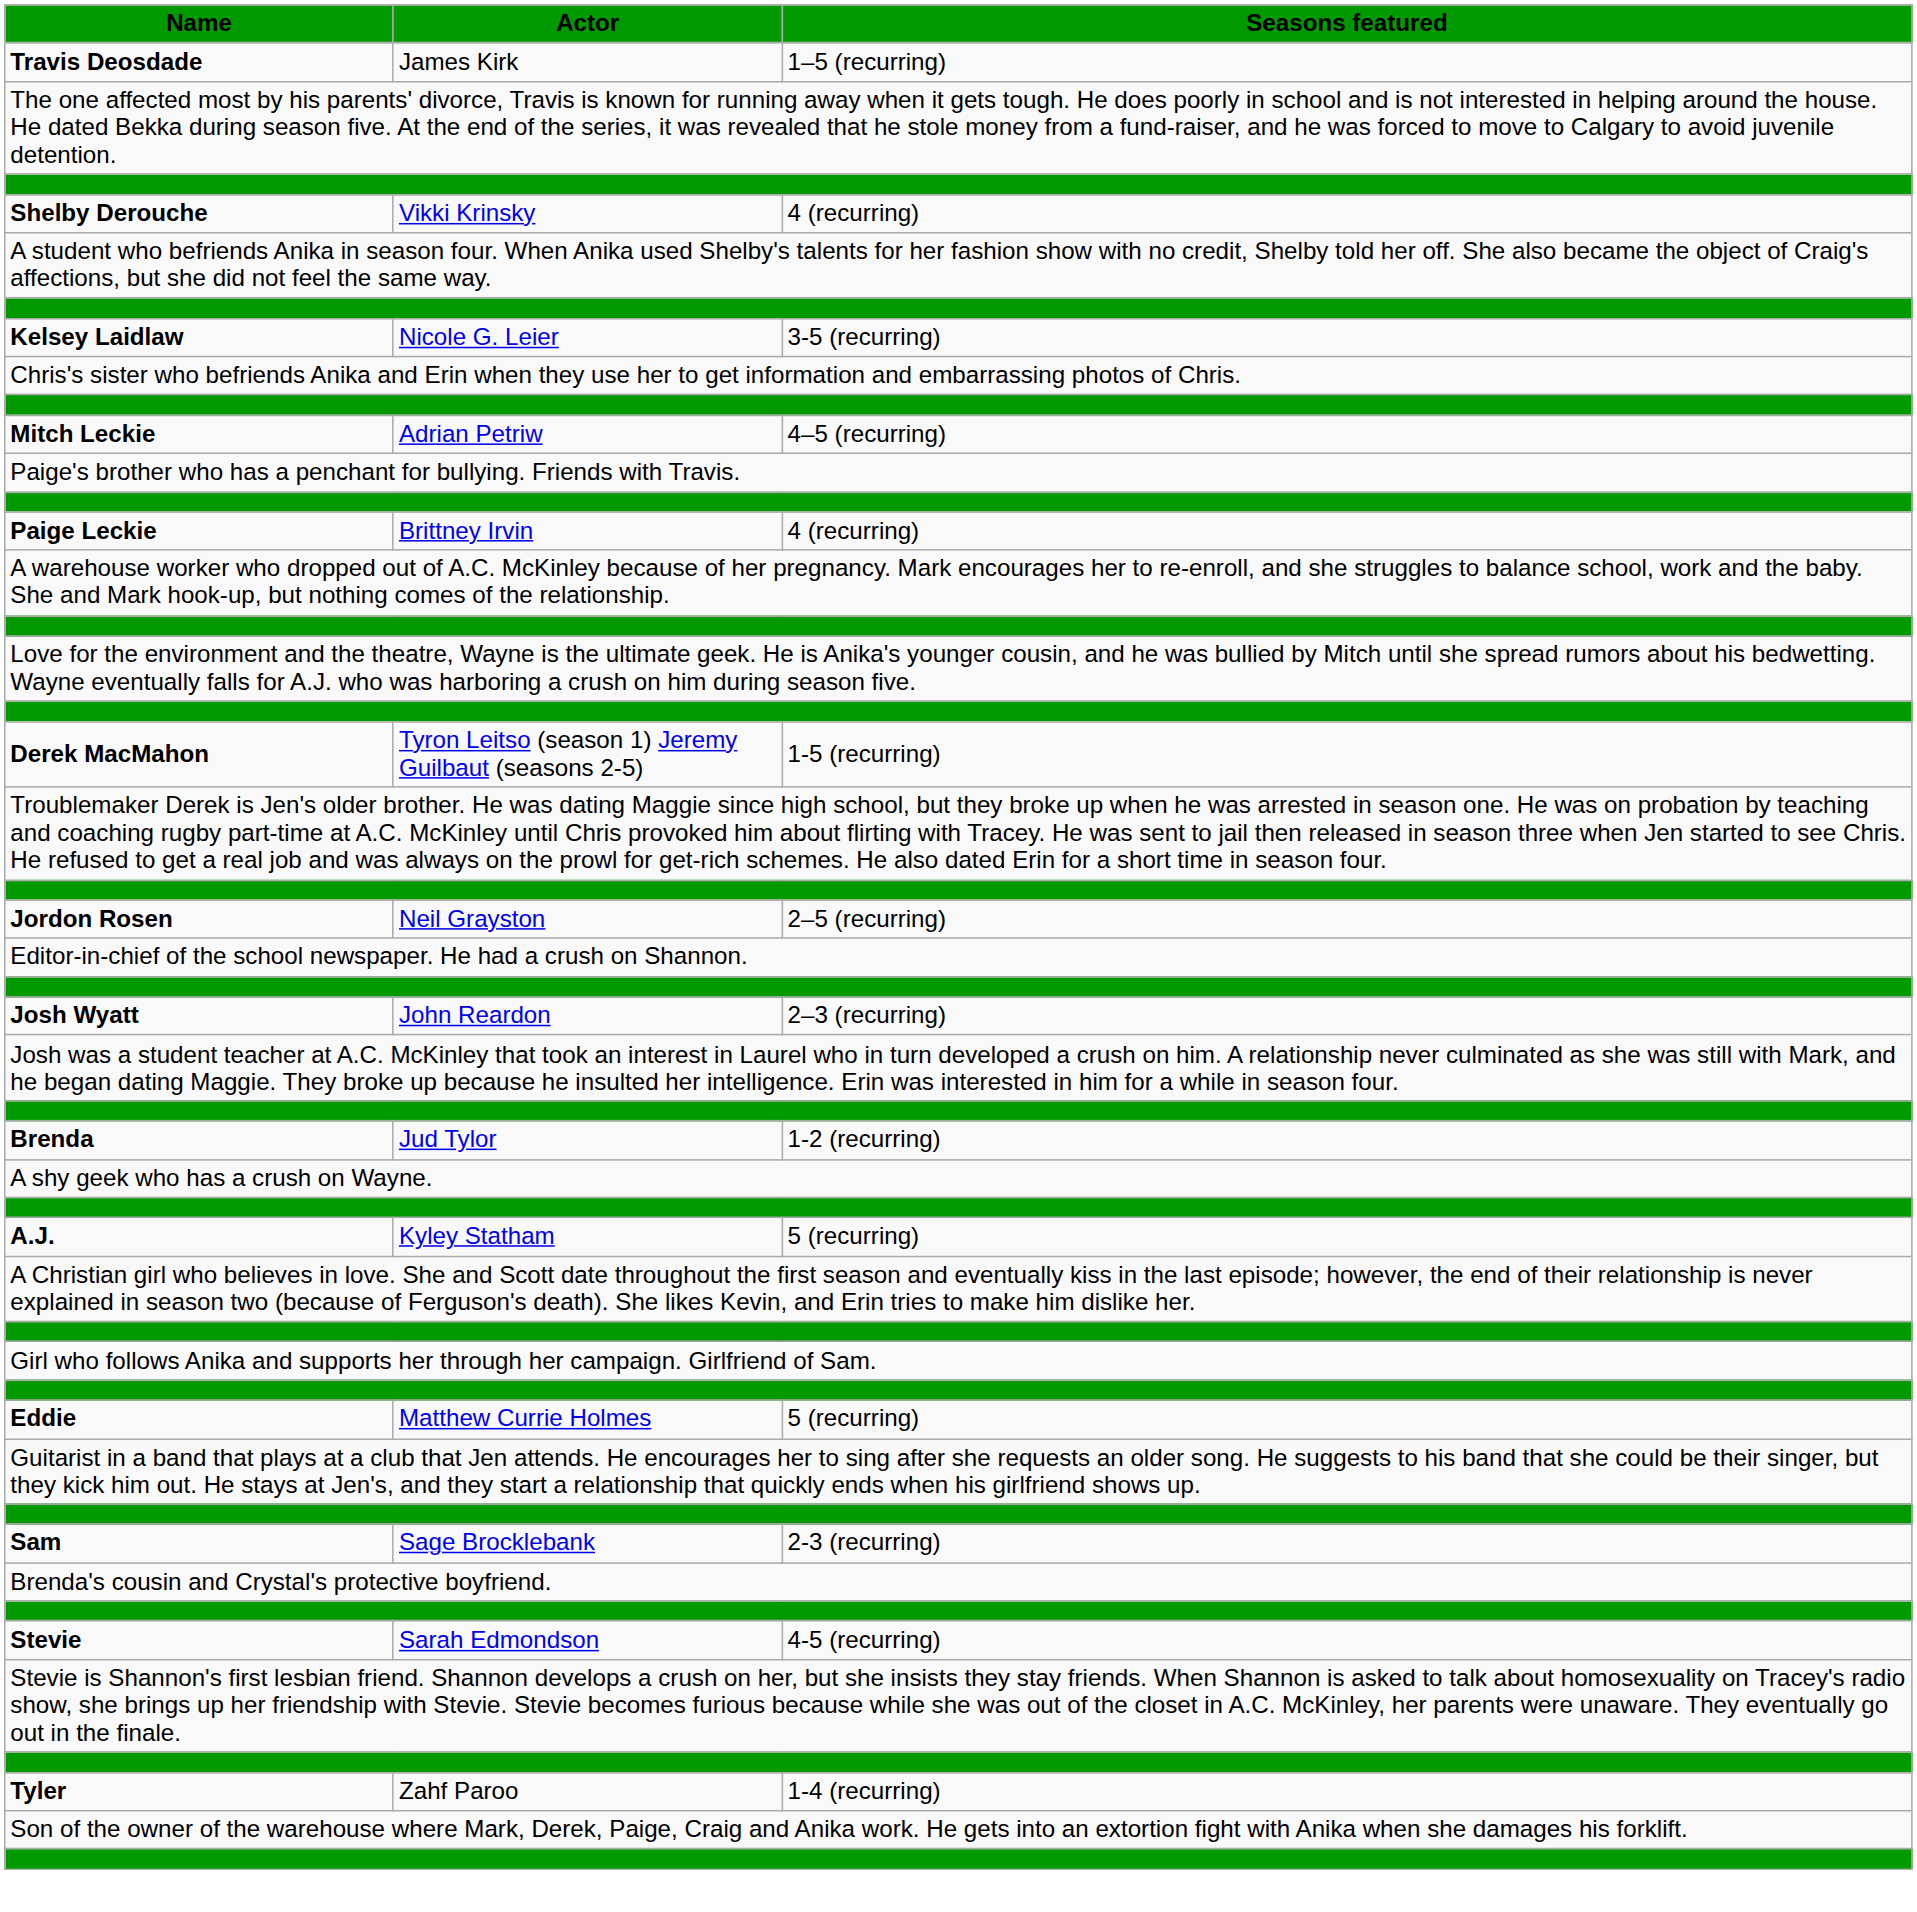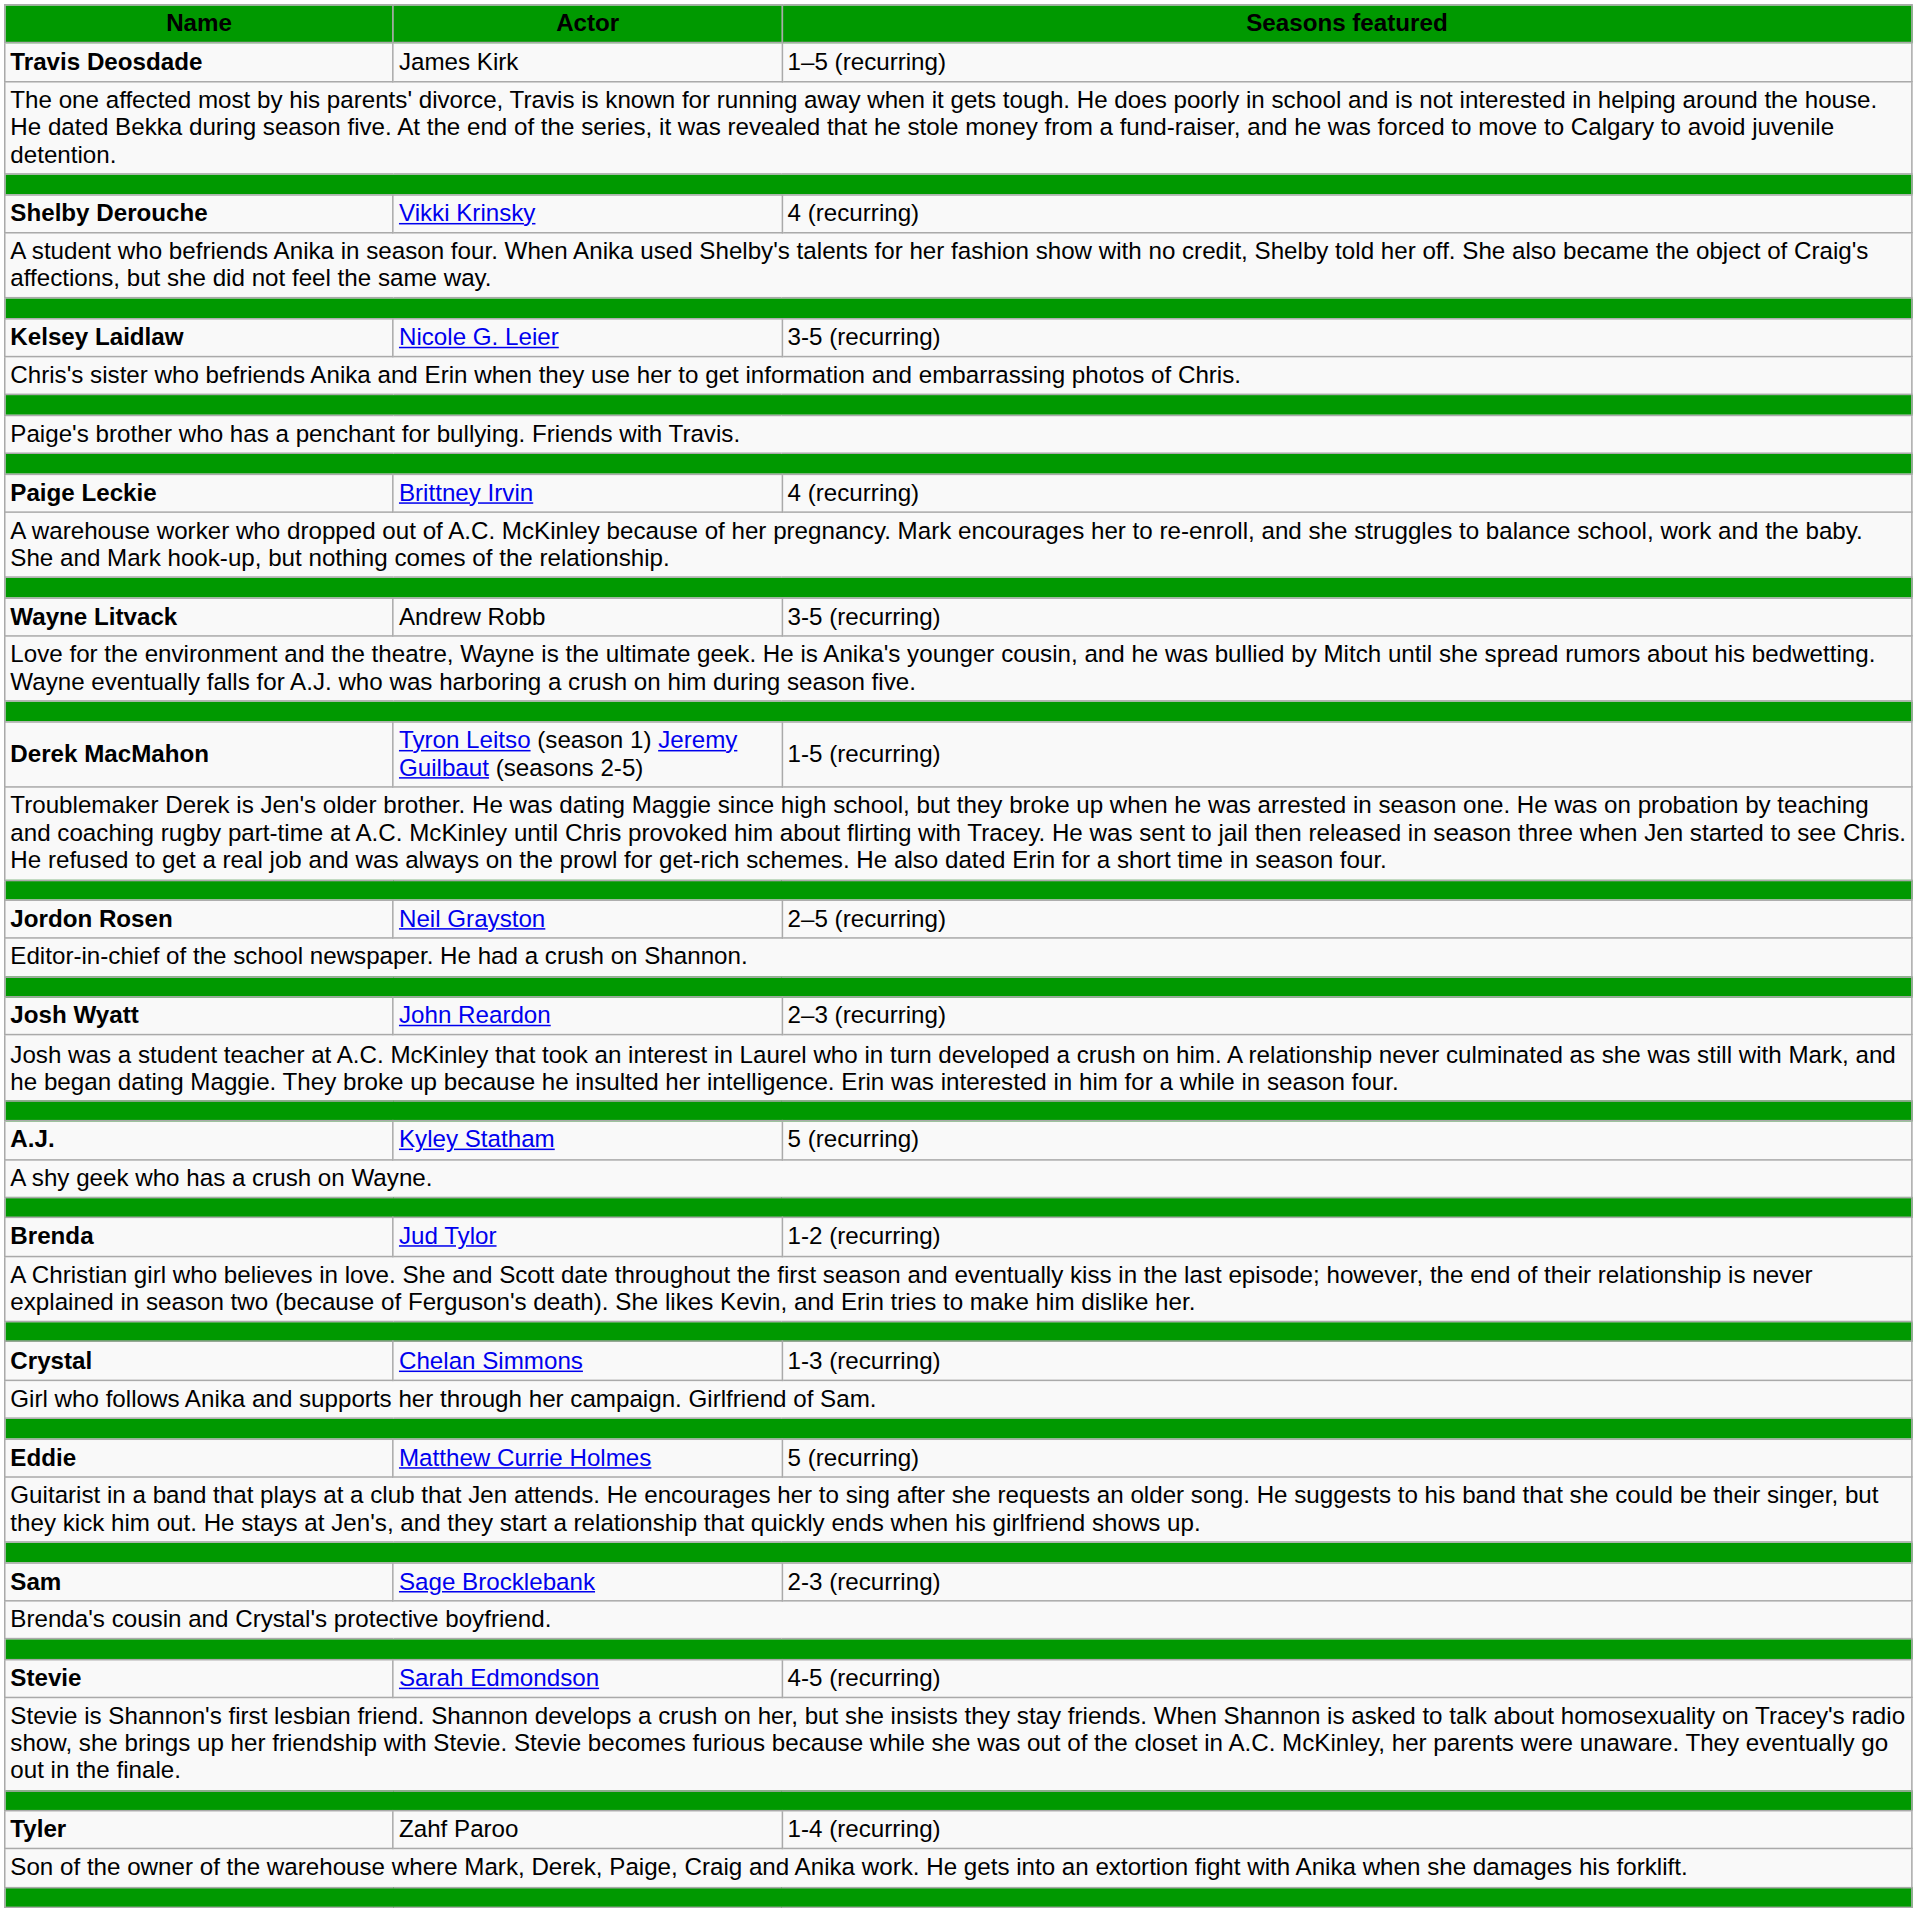- row: (83, 434)
+ row: (94, 616)
rows swapped: (32, 1236) <-> (52, 1139)
+ row: (51, 1360)
